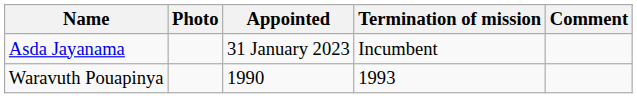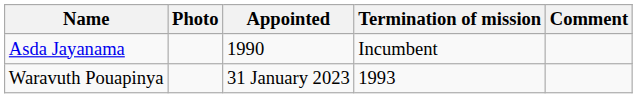(288, 48) 31 January 2023 -> (246, 48) 1990
(246, 78) 1990 -> (288, 78) 31 January 2023
